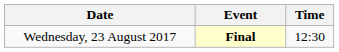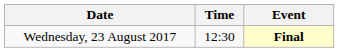columns swapped: (310, 15) <-> (241, 15)
